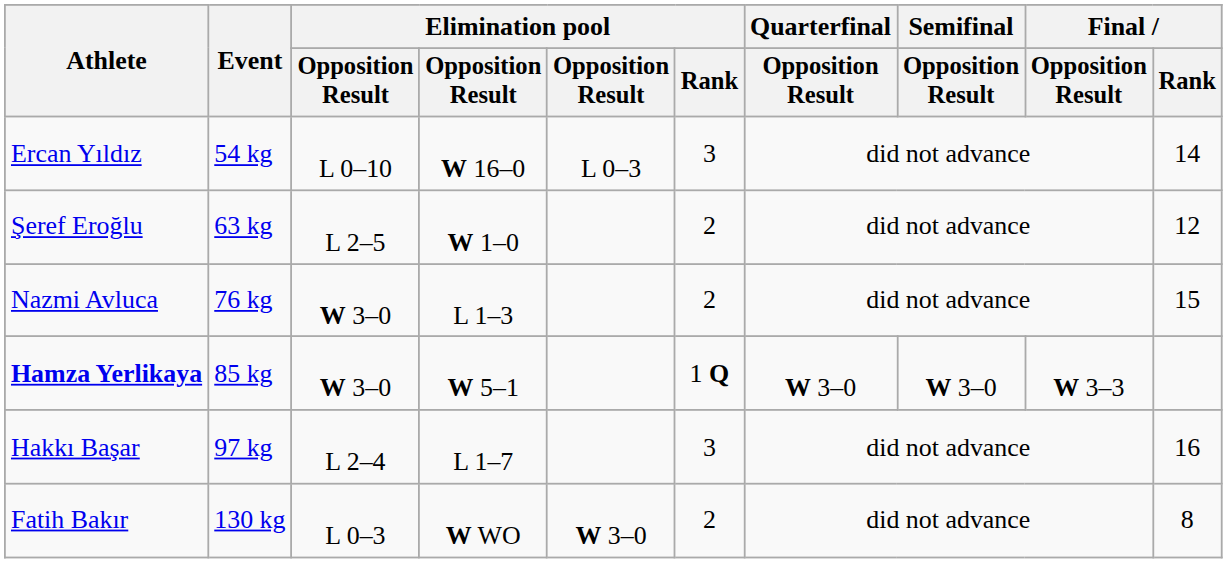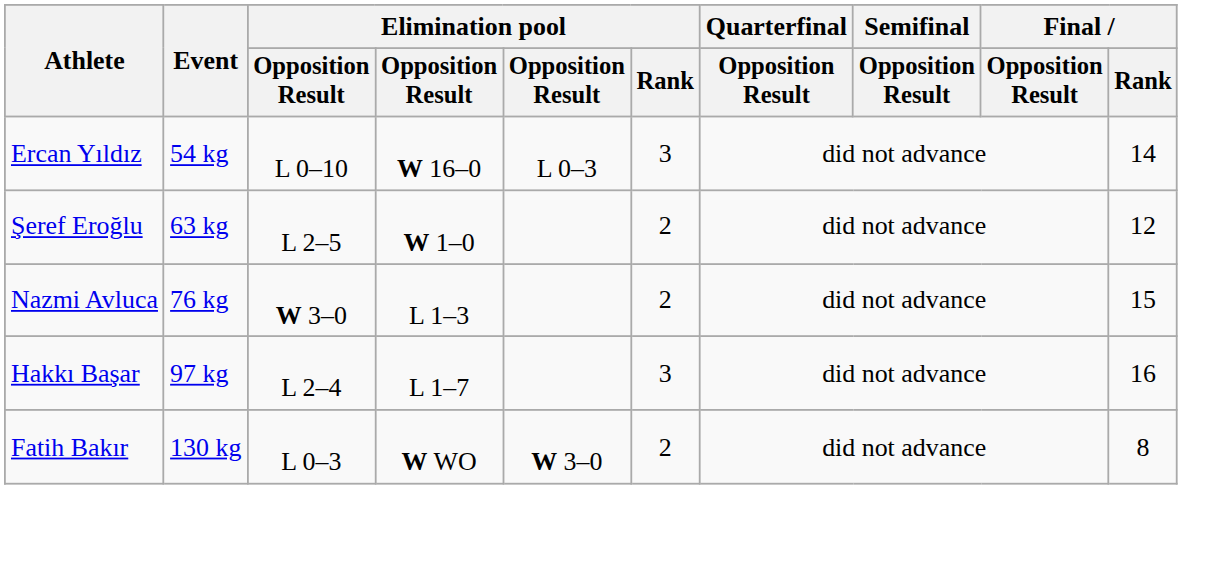- row: (107, 373)
